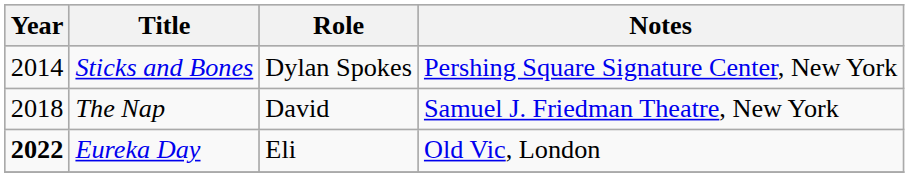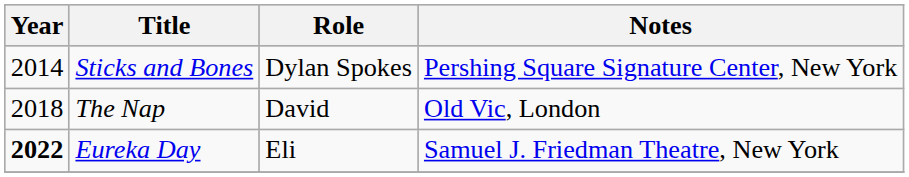(631, 108) Samuel J. Friedman Theatre, New York -> (512, 108) Old Vic, London
(512, 150) Old Vic, London -> (631, 150) Samuel J. Friedman Theatre, New York
